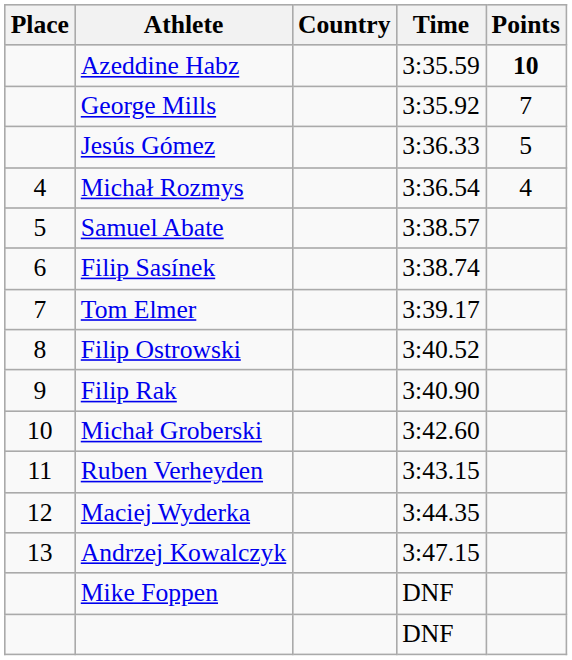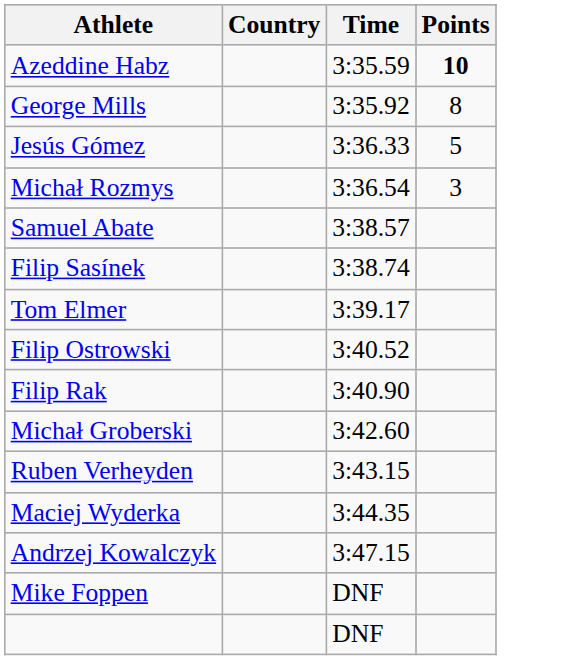- column: (40, 24)
(526, 106) 7 -> (456, 106) 8
(526, 187) 4 -> (456, 187) 3
